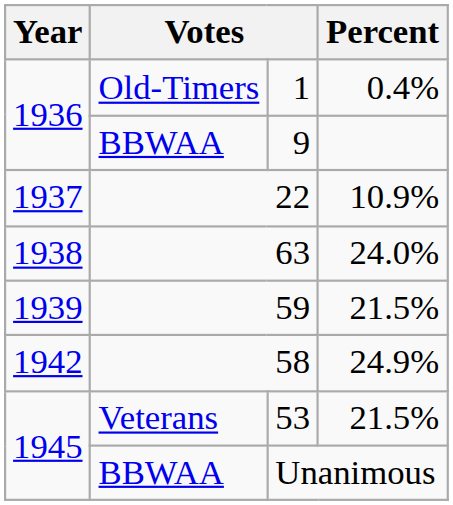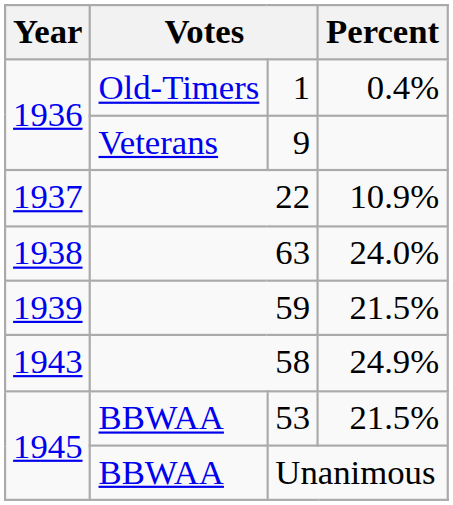(161, 142) BBWAA -> (158, 142) Veterans
(48, 362) 1942 -> (48, 362) 1943
(158, 417) Veterans -> (161, 417) BBWAA
